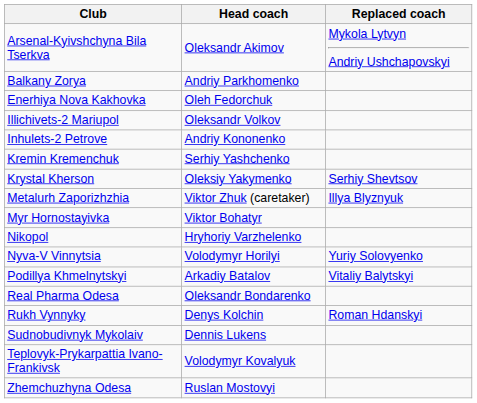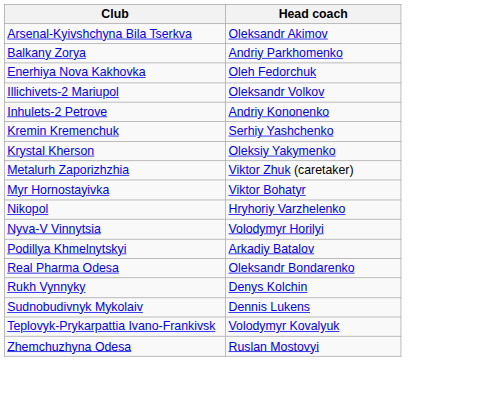- column: (399, 14)
